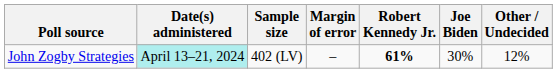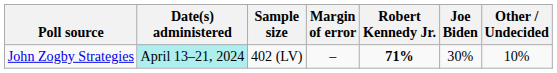(399, 56) 61% -> (399, 56) 71%
(517, 56) 12% -> (517, 56) 10%
